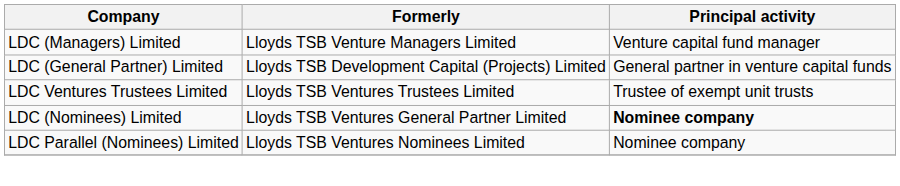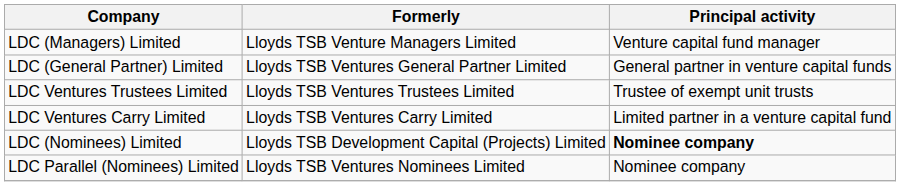(426, 67) Lloyds TSB Development Capital (Projects) Limited -> (406, 67) Lloyds TSB Ventures General Partner Limited
+ row: (107, 117)
(406, 117) Lloyds TSB Ventures General Partner Limited -> (426, 142) Lloyds TSB Development Capital (Projects) Limited
